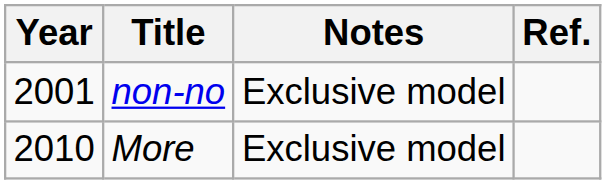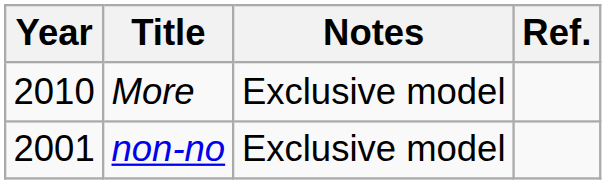rows swapped: (168, 91) <-> (153, 149)
